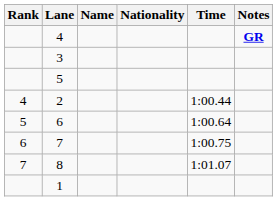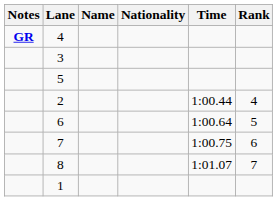columns swapped: (23, 15) <-> (254, 15)
